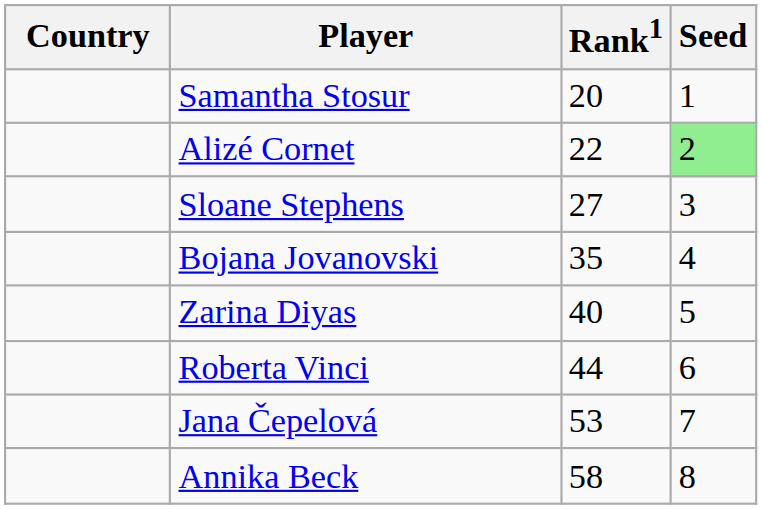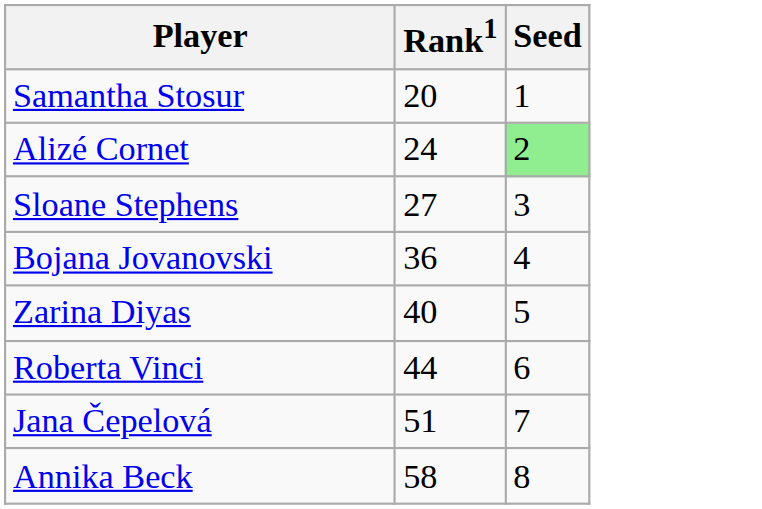- column: (88, 36)
(586, 149) 22 -> (420, 149) 24
(586, 258) 35 -> (420, 258) 36
(586, 421) 53 -> (420, 421) 51
